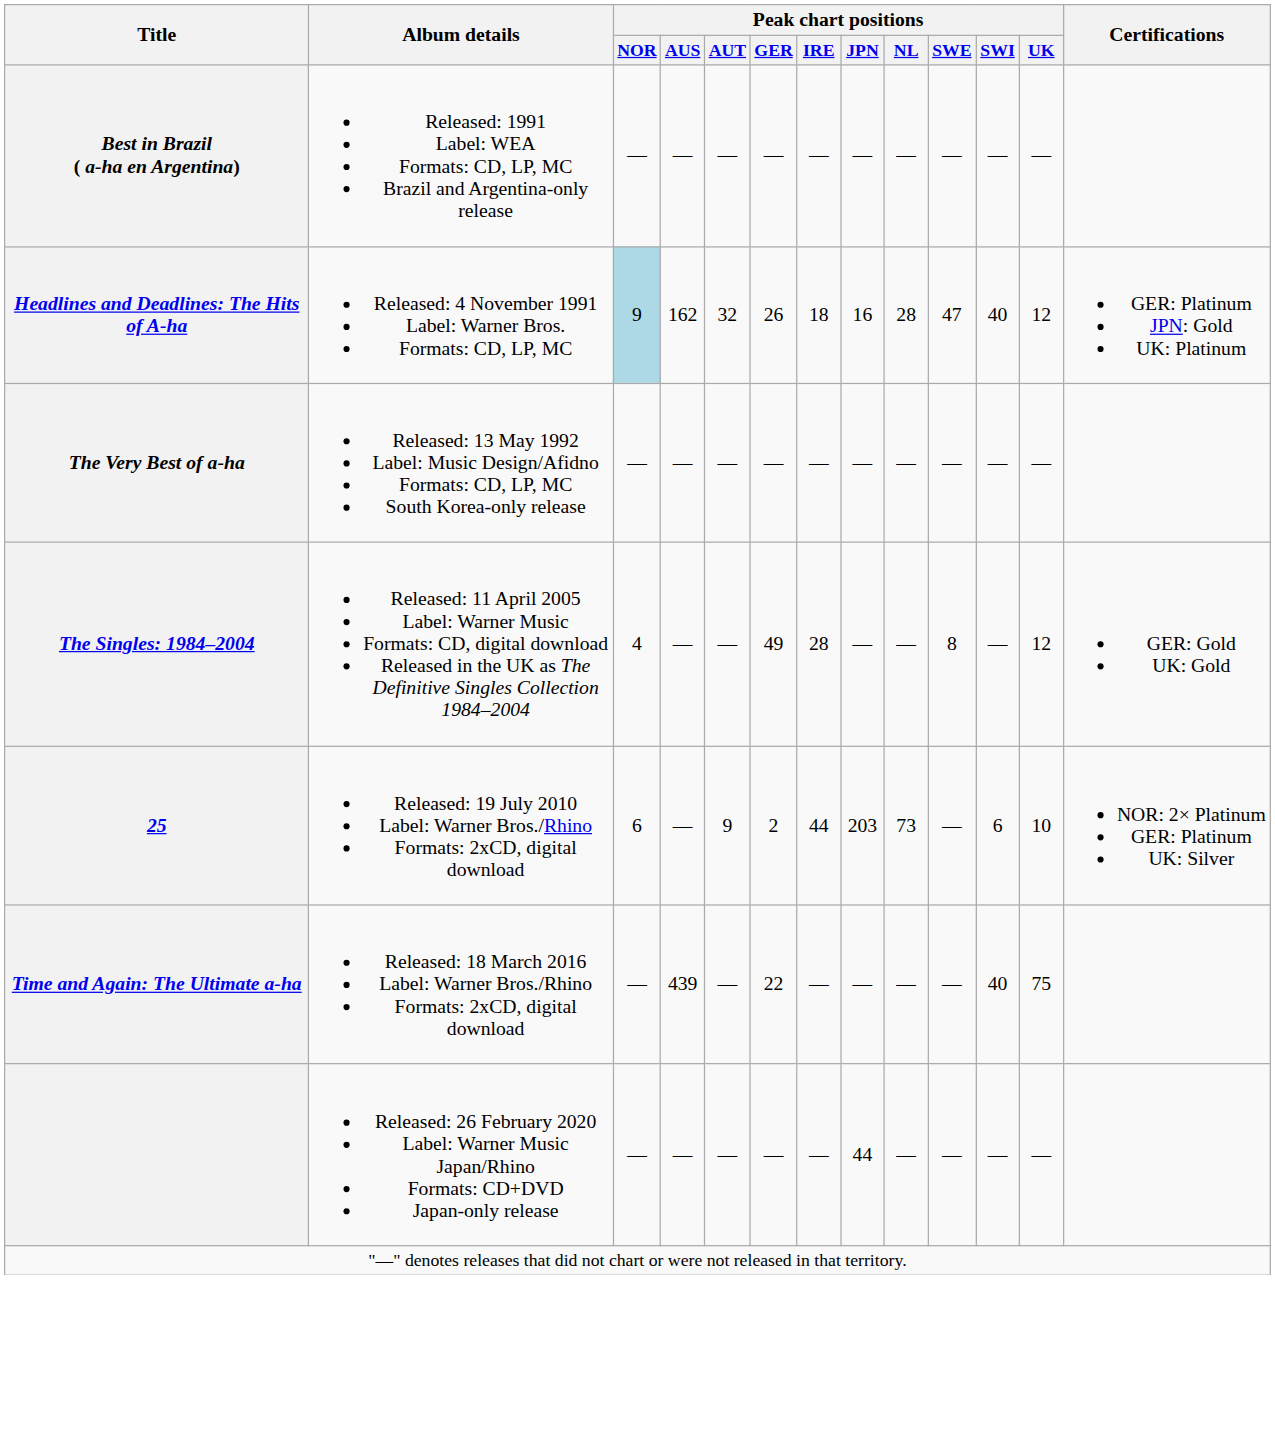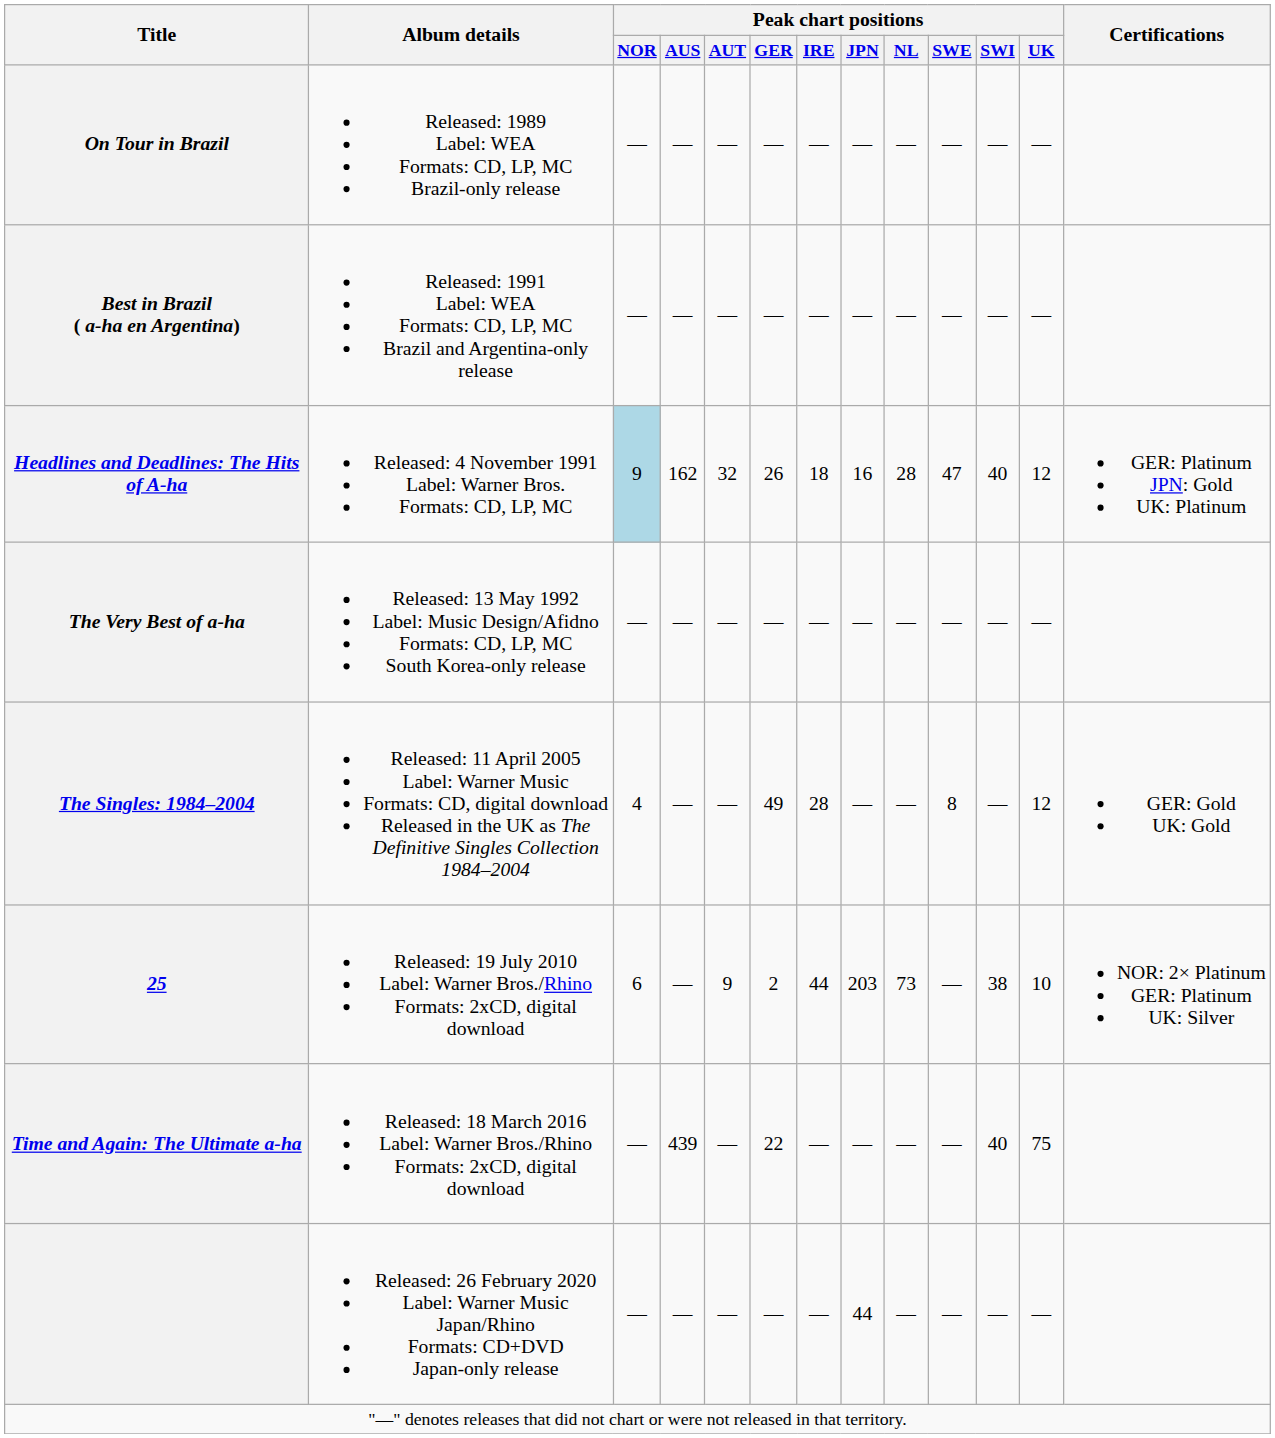+ row: (157, 144)
(998, 825) 6 -> (998, 984) 38
